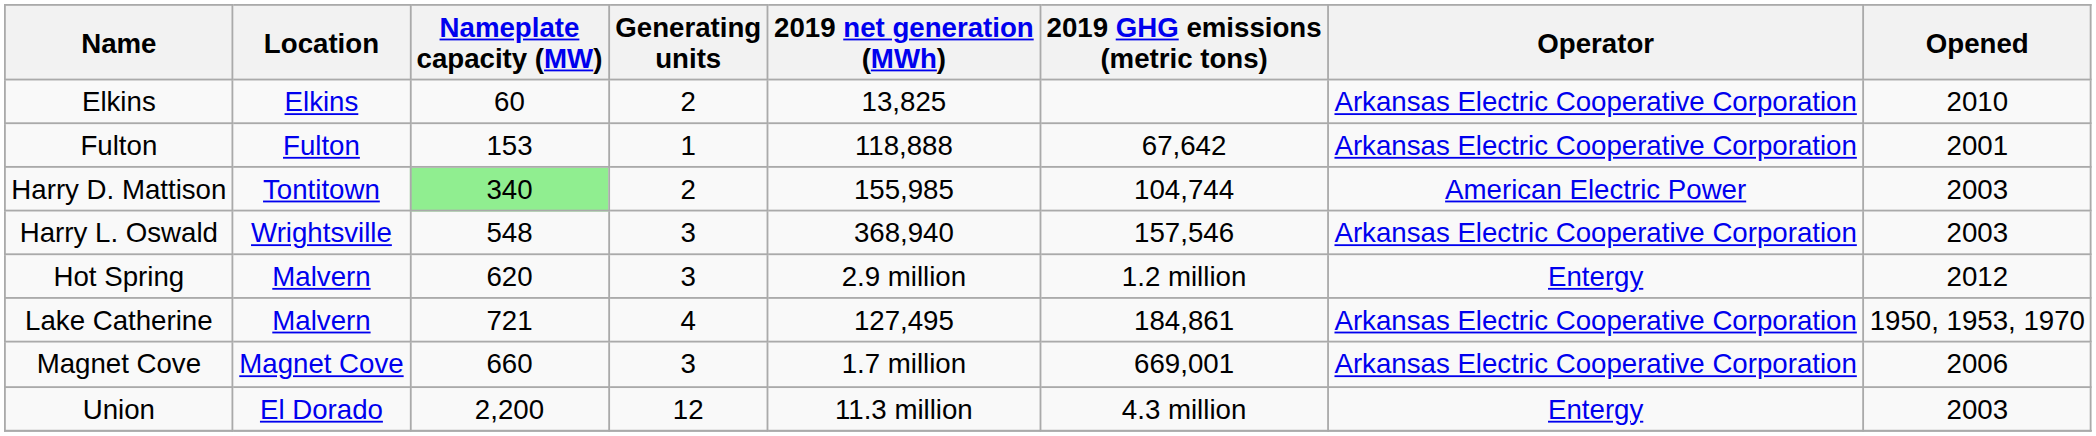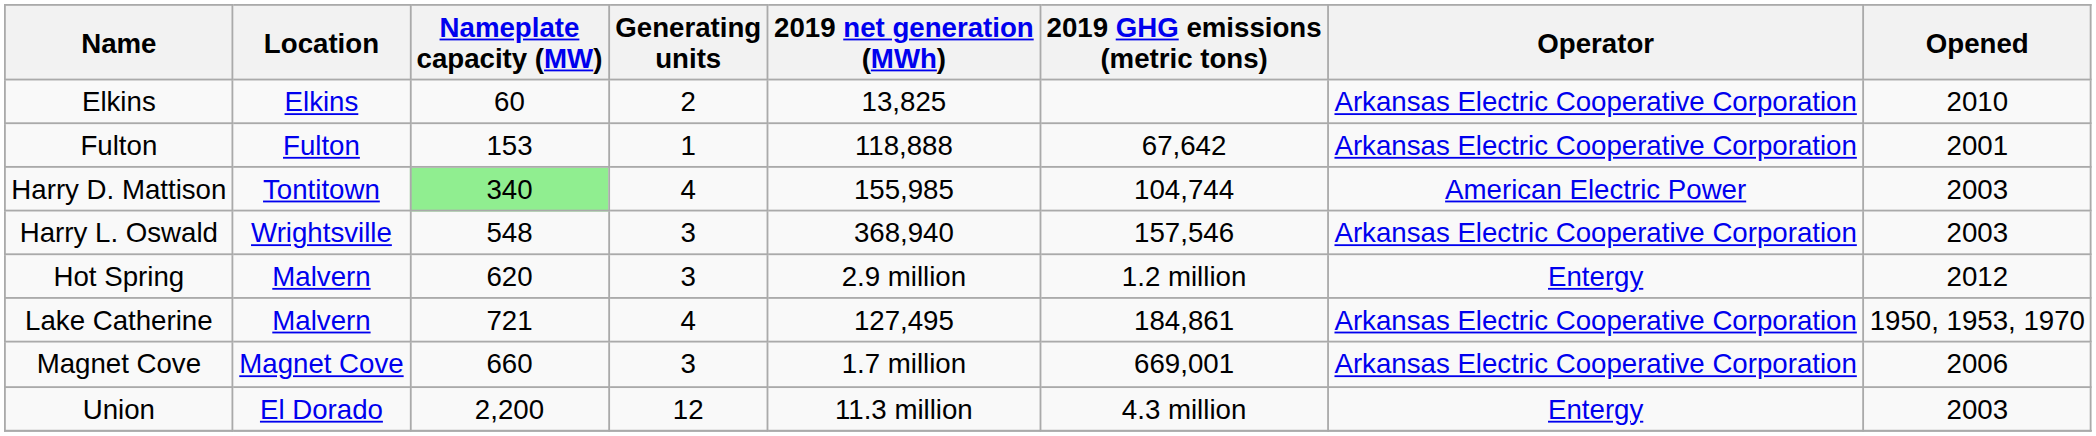(688, 189) 2 -> (688, 189) 4
